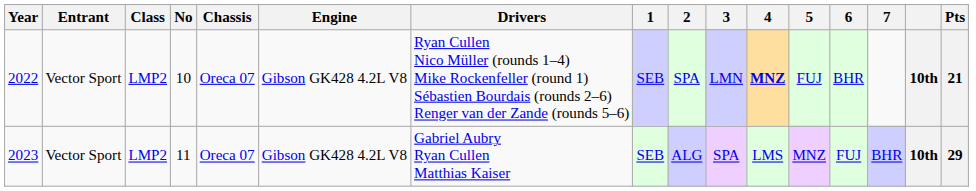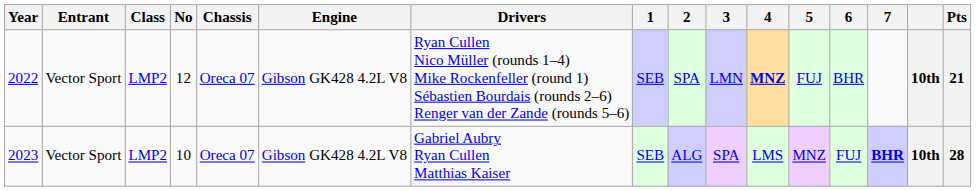(183, 77) 10 -> (183, 77) 12
(183, 156) 11 -> (183, 156) 10
(887, 156) normal -> (888, 156) bold
(955, 156) 29 -> (957, 156) 28
